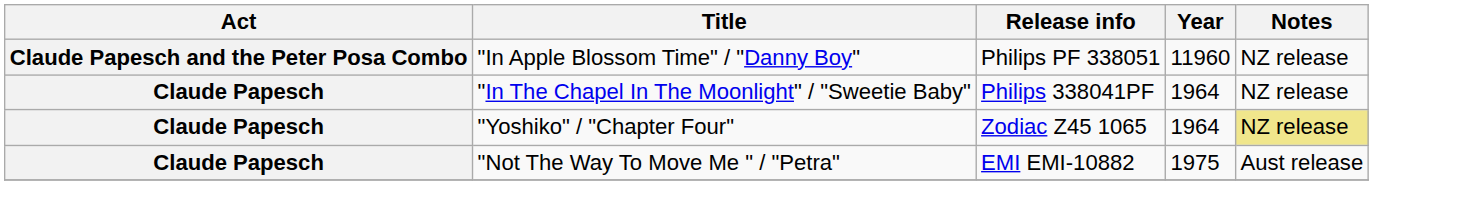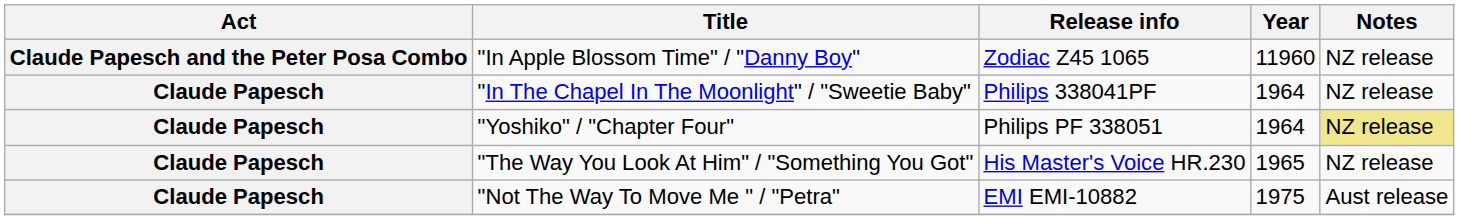(1071, 57) Philips PF 338051 -> (1066, 57) Zodiac Z45 1065
(1064, 127) Zodiac Z45 1065 -> (1073, 127) Philips PF 338051
+ row: (725, 162)
